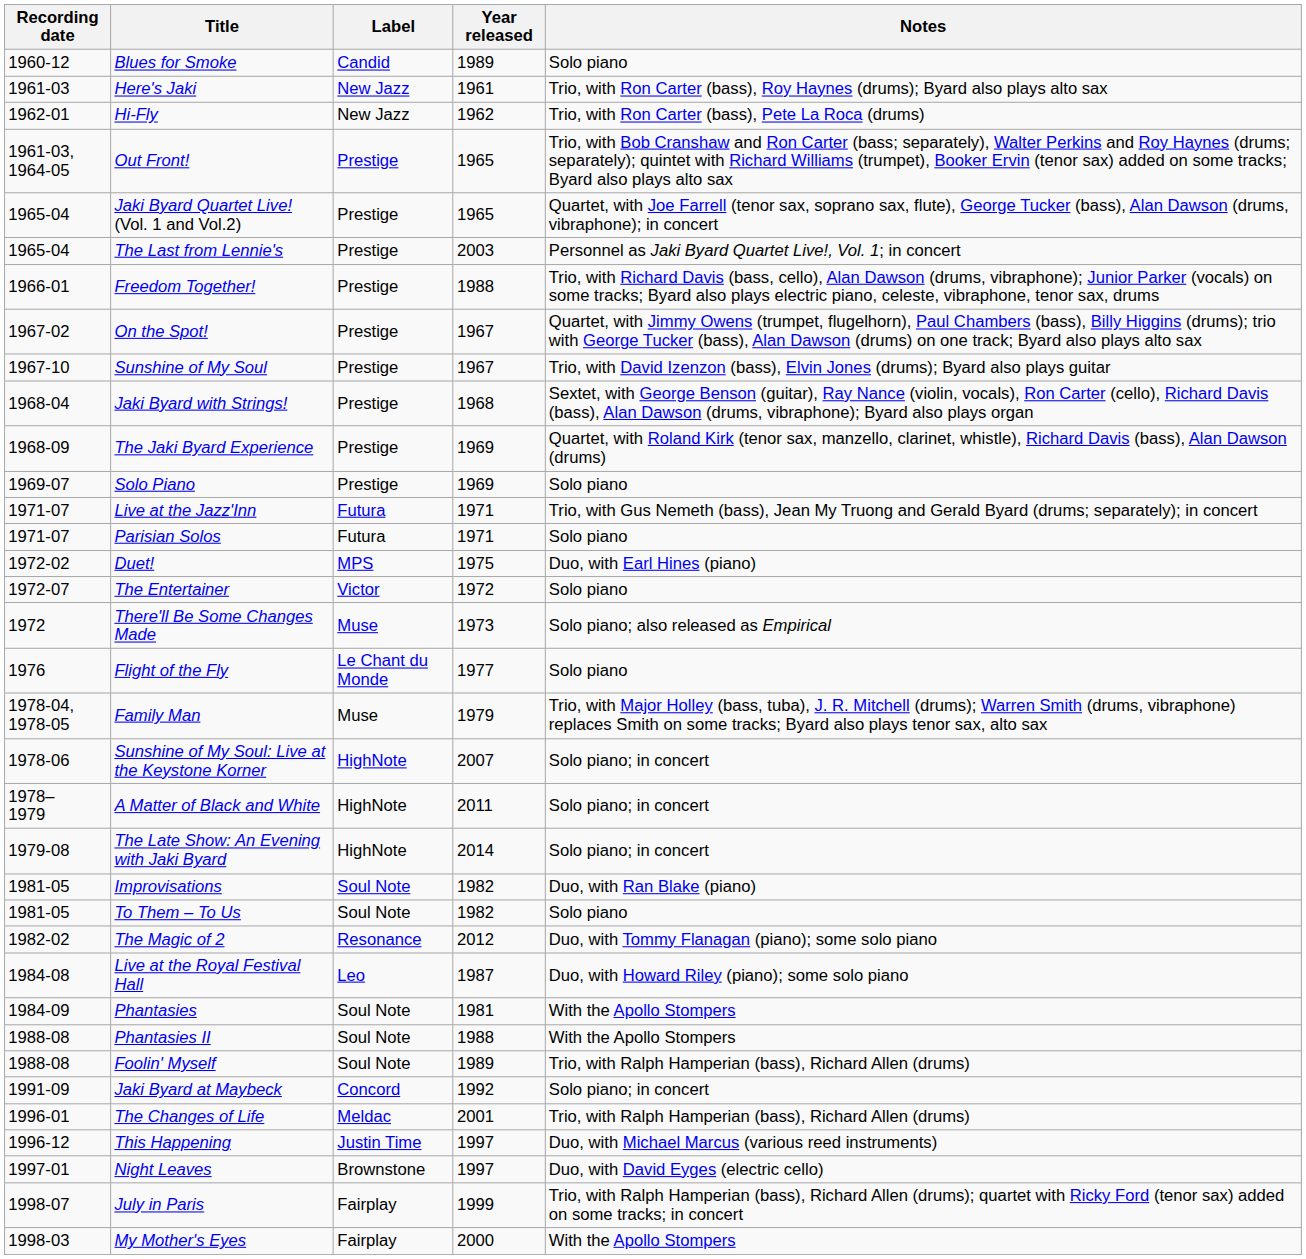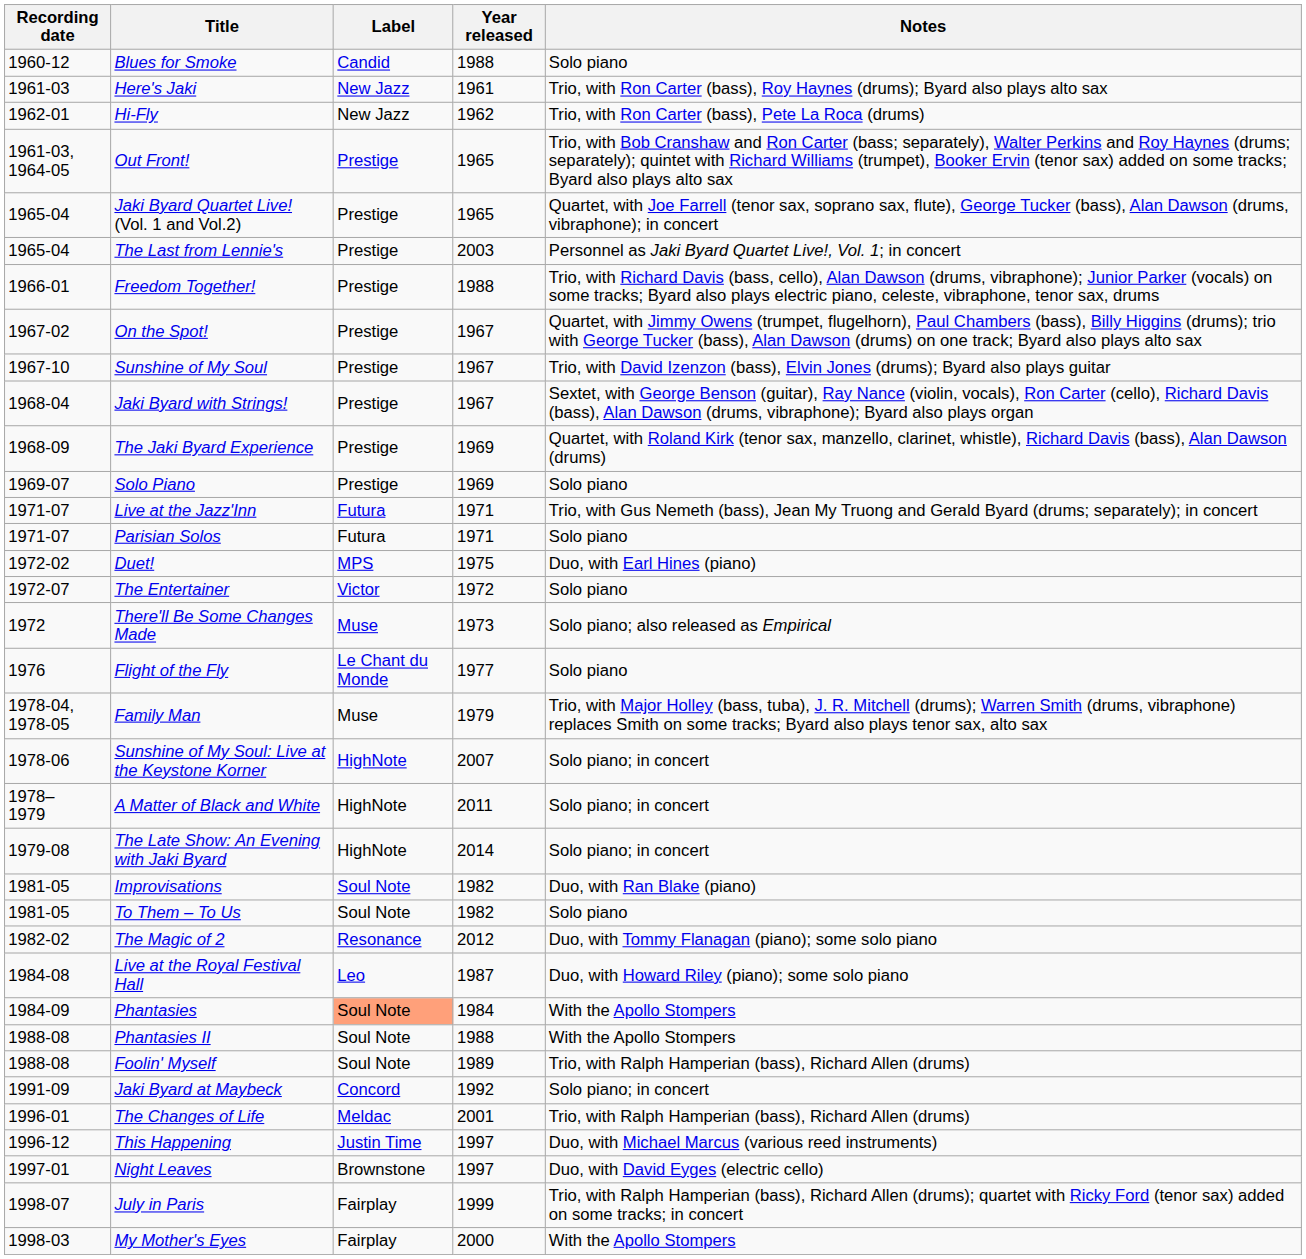(476, 62) 1989 -> (476, 62) 1988
(476, 403) 1968 -> (476, 403) 1967
(374, 1011) no background -> (374, 1011) lightsalmon background
(476, 1011) 1981 -> (476, 1011) 1984
